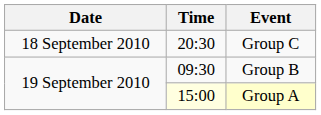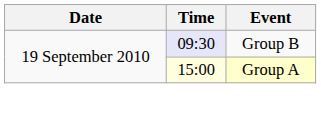- row: (271, 43)
(196, 69) no background -> (196, 43) lavender background
